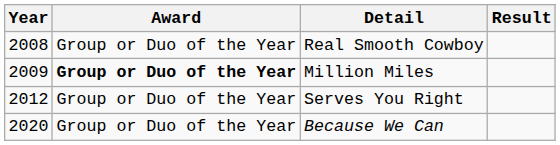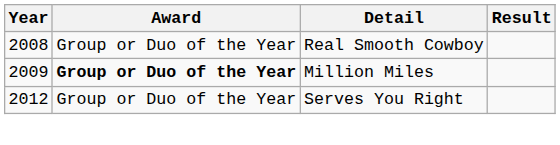- row: (374, 127)
